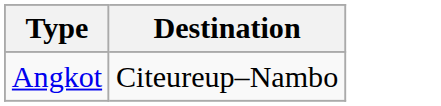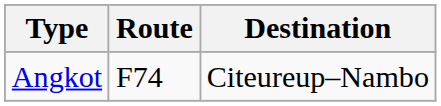+ column: (154, 28)
